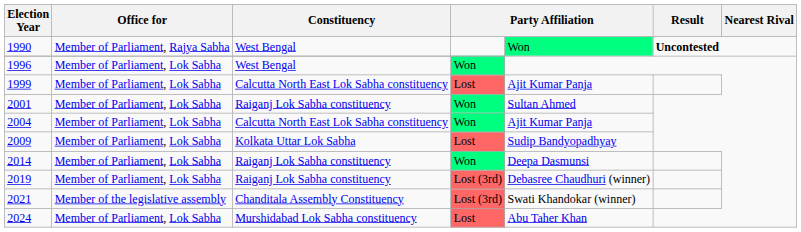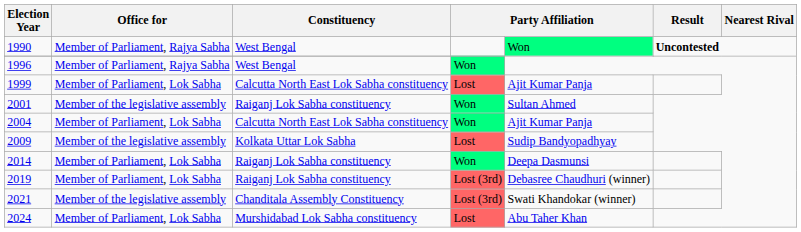(138, 65) Member of Parliament, Lok Sabha -> (142, 65) Member of Parliament, Rajya Sabha
(138, 103) Member of Parliament, Lok Sabha -> (140, 103) Member of the legislative assembly
(138, 141) Member of Parliament, Lok Sabha -> (140, 141) Member of the legislative assembly
